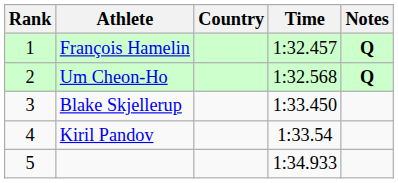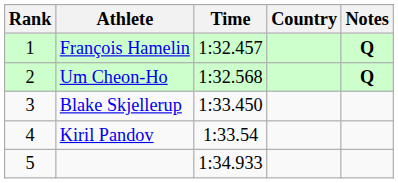columns swapped: (231, 18) <-> (305, 18)
